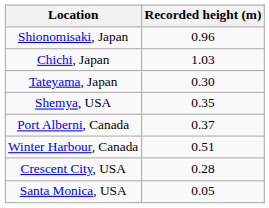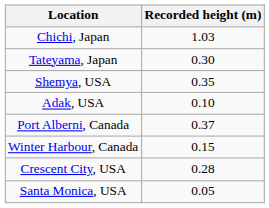- row: (73, 37)
+ row: (73, 103)
(203, 147) 0.51 -> (203, 147) 0.15
